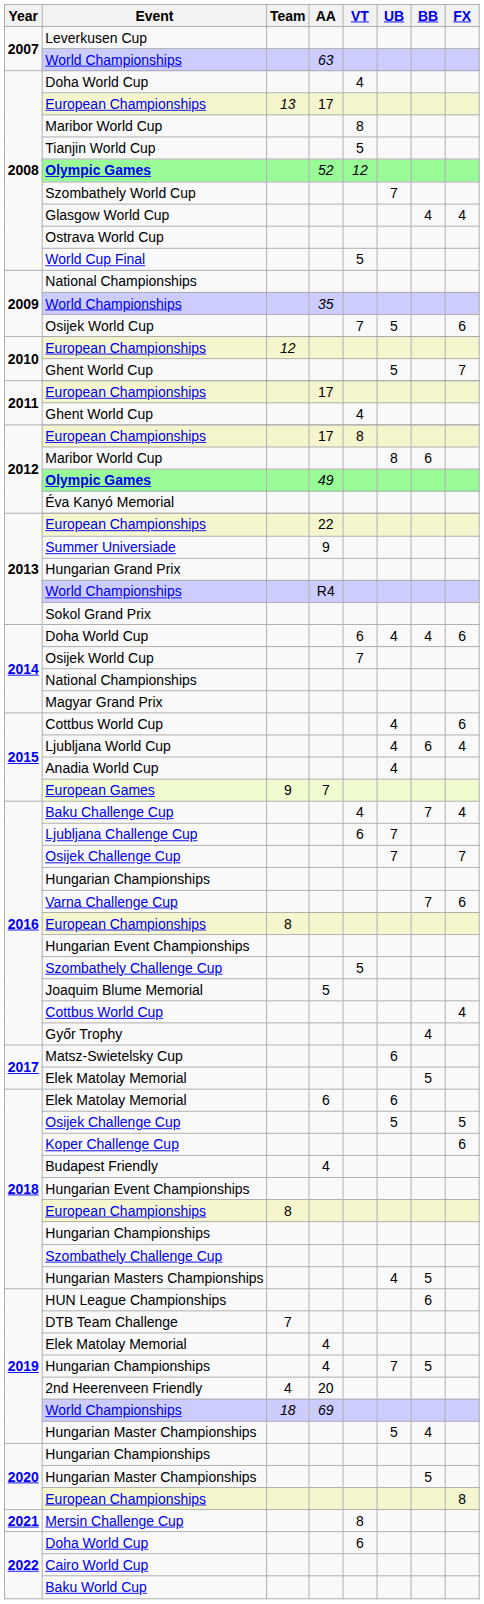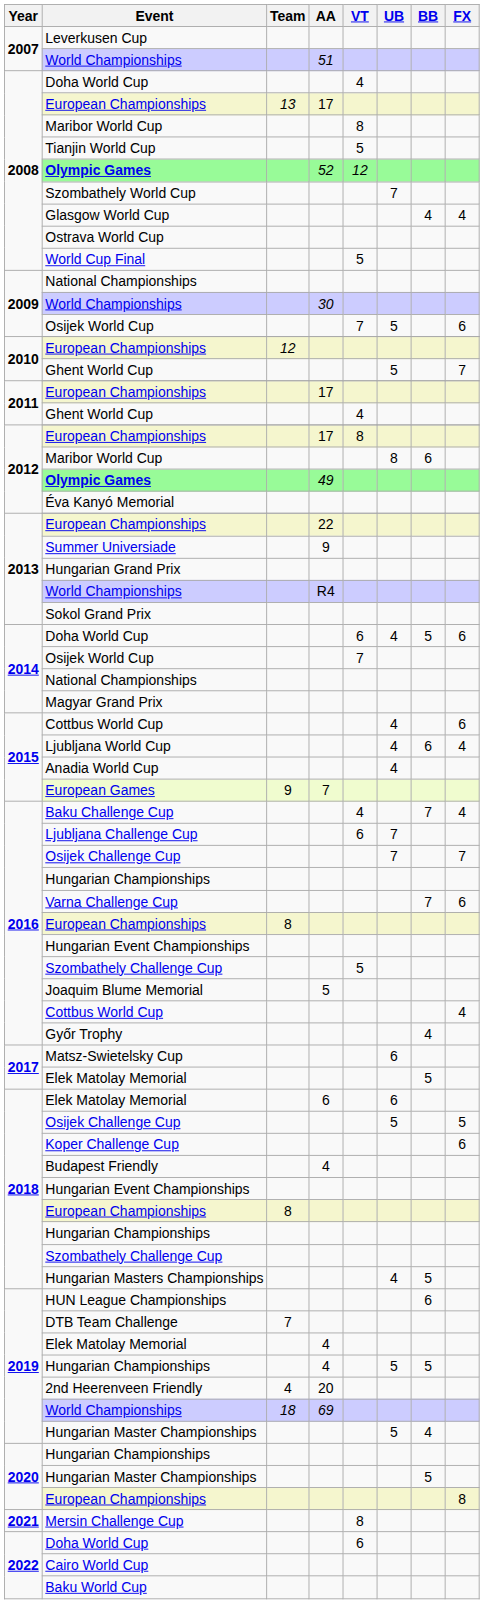(326, 60) 63 -> (326, 60) 51
(326, 304) 35 -> (326, 304) 30
(428, 636) 4 -> (428, 636) 5
(394, 1366) 7 -> (394, 1366) 5
